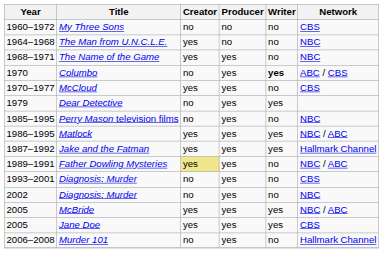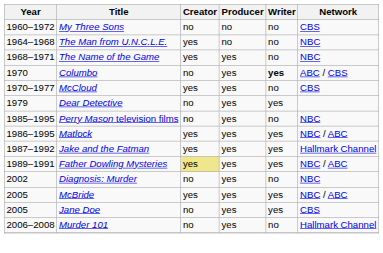(273, 164) no -> (276, 164) yes
- row: (31, 179)
(190, 225) yes -> (188, 210) no
